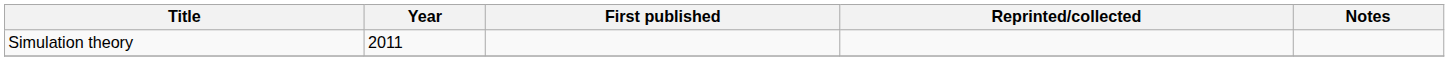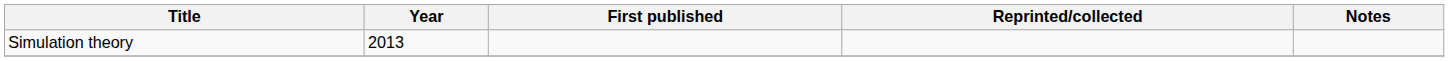(385, 42) 2011 -> (386, 42) 2013
